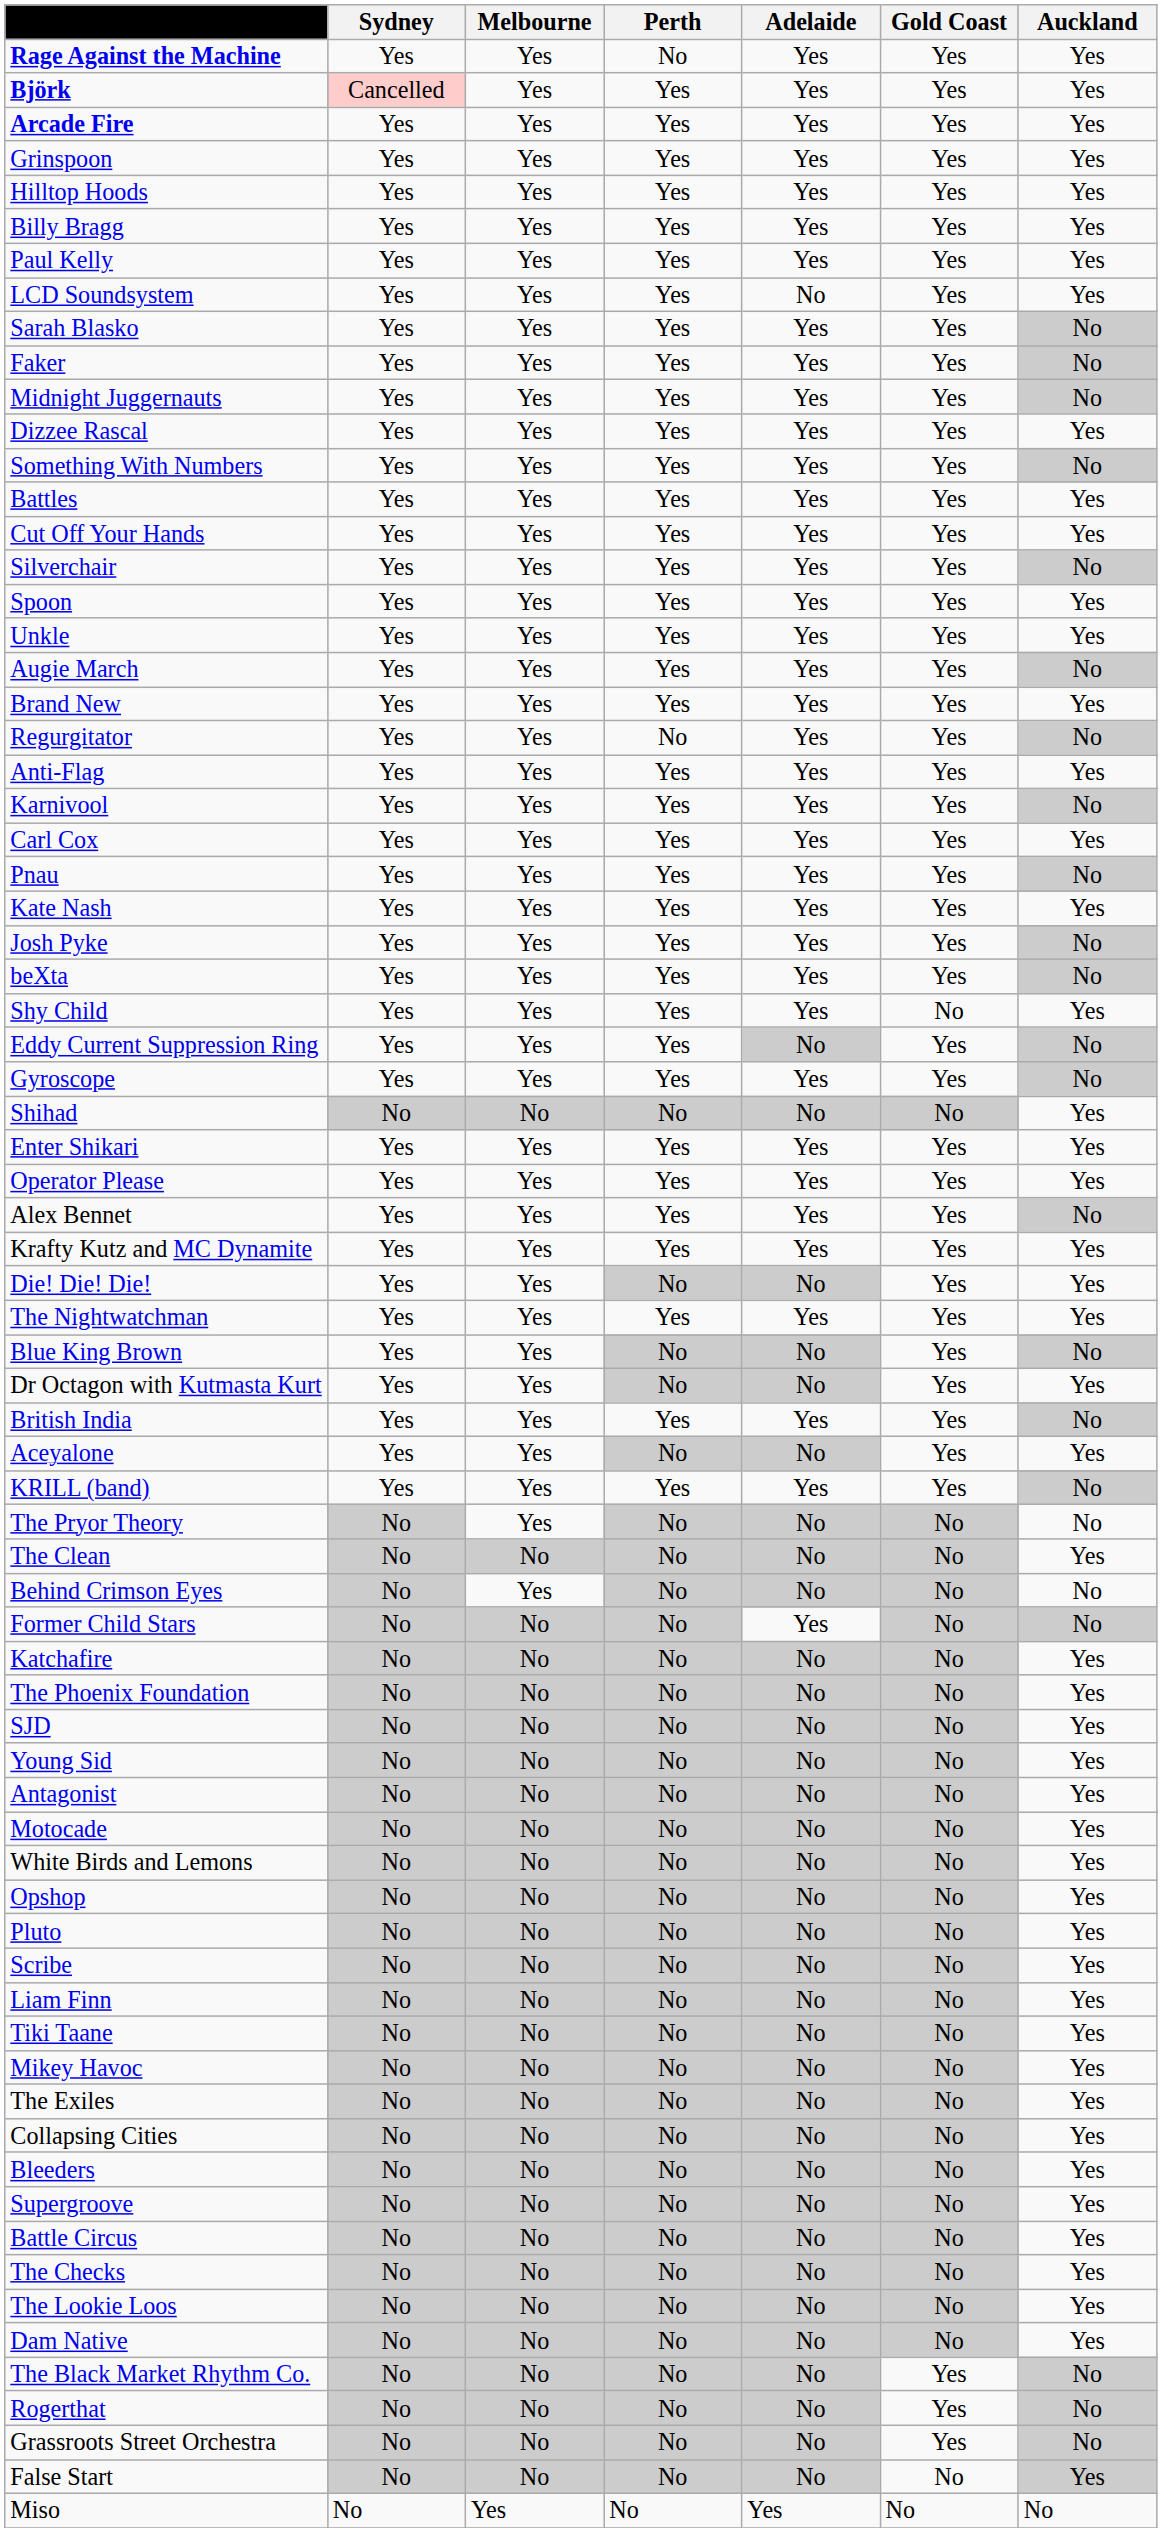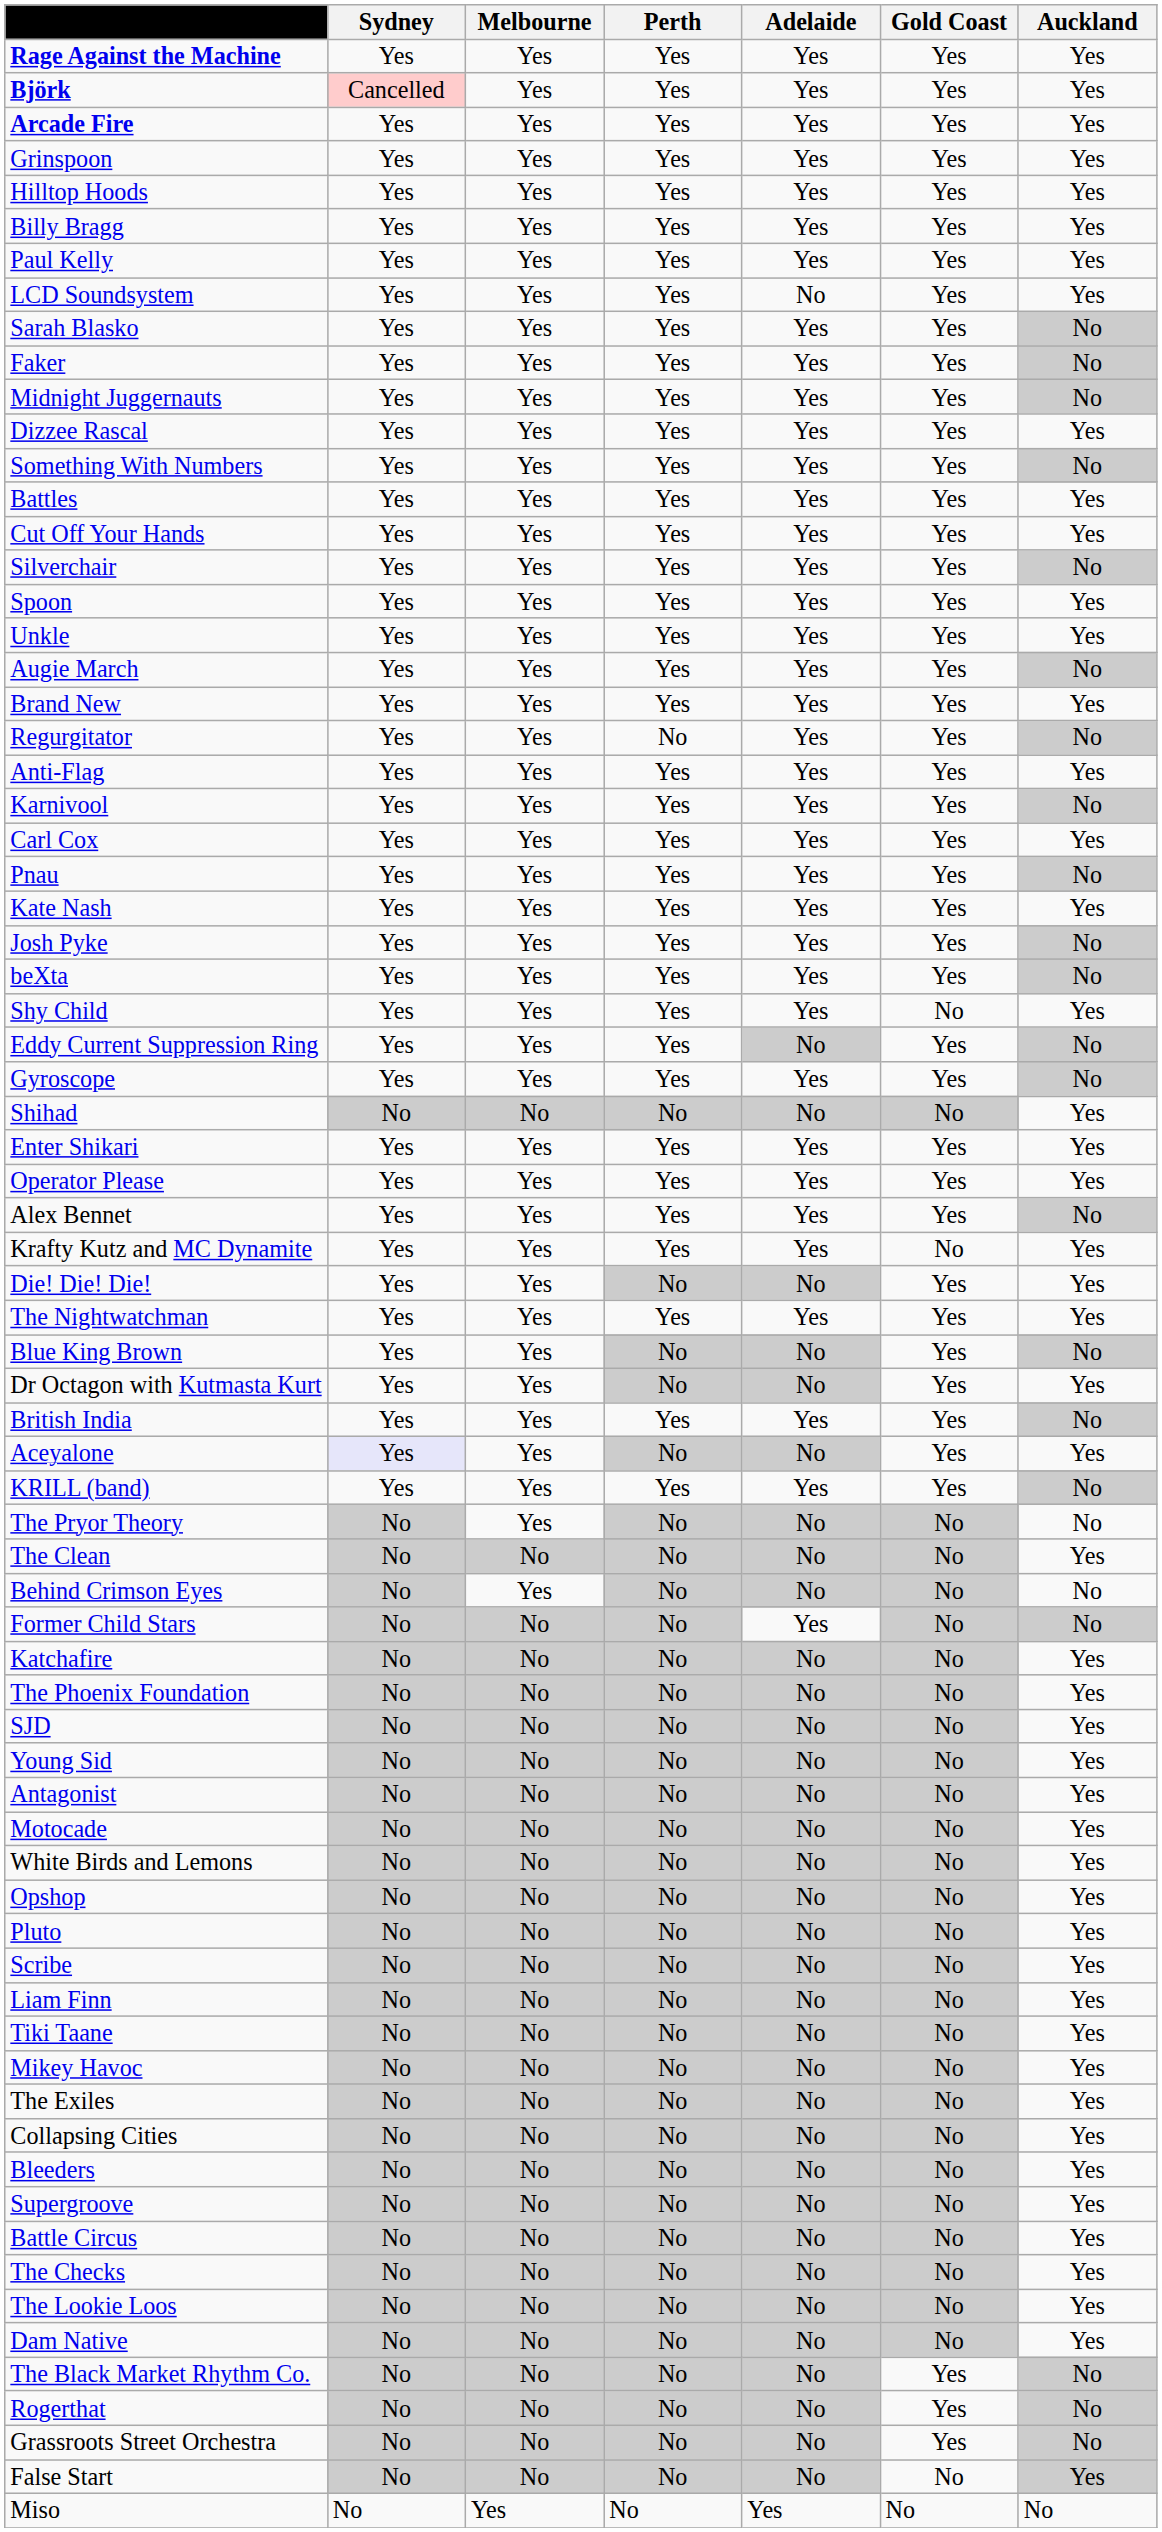(673, 56) No -> (673, 56) Yes
(949, 1249) Yes -> (949, 1249) No
(396, 1454) no background -> (396, 1454) lavender background
